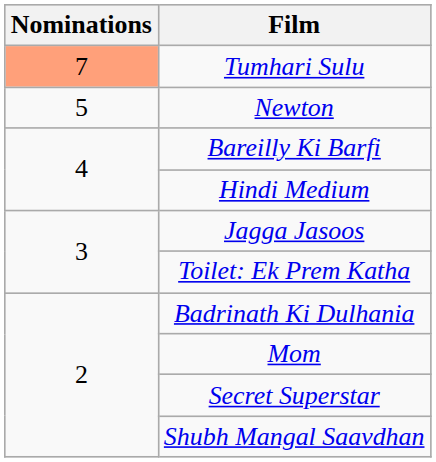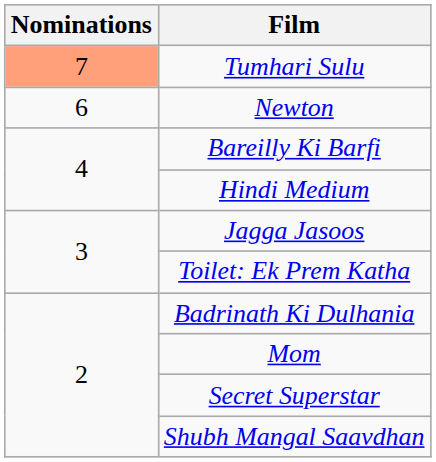(81, 107) 5 -> (81, 107) 6
